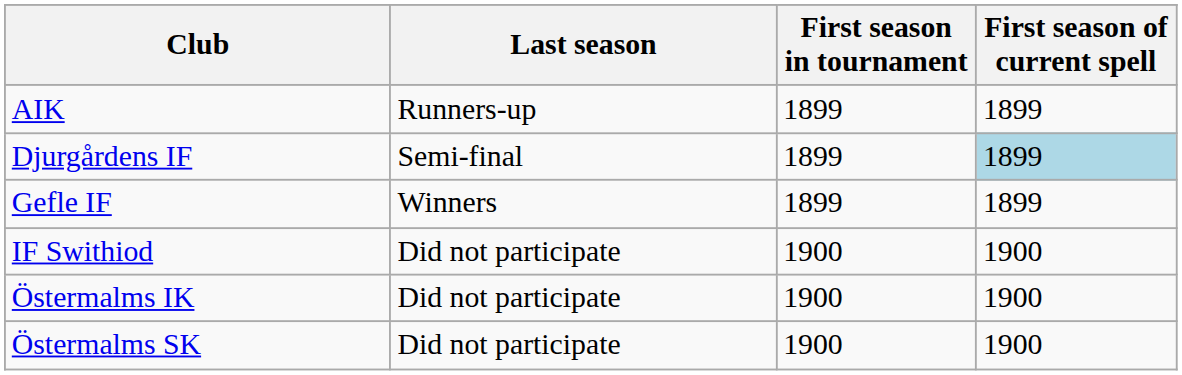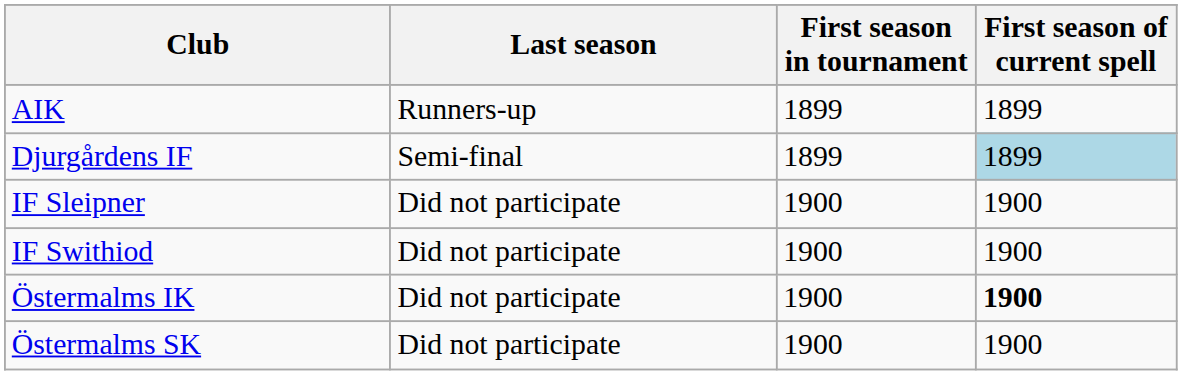- row: (62, 203)
+ row: (78, 203)
(1013, 297) normal -> (1013, 297) bold
